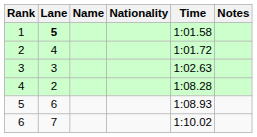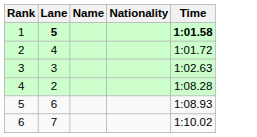- column: (233, 13)
(193, 31) normal -> (193, 31) bold
